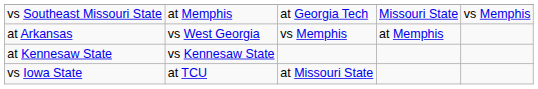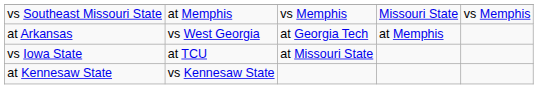(324, 14) at Georgia Tech -> (314, 14) vs Memphis
(314, 34) vs Memphis -> (324, 34) at Georgia Tech
rows swapped: (45, 73) <-> (60, 53)
